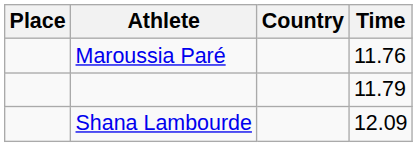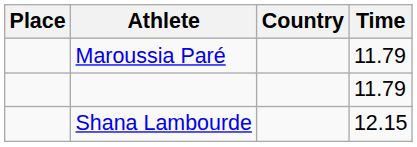(380, 55) 11.76 -> (380, 55) 11.79
(381, 123) 12.09 -> (381, 123) 12.15
